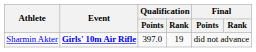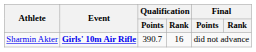(152, 40) 397.0 -> (152, 40) 390.7
(179, 40) 19 -> (179, 40) 16
